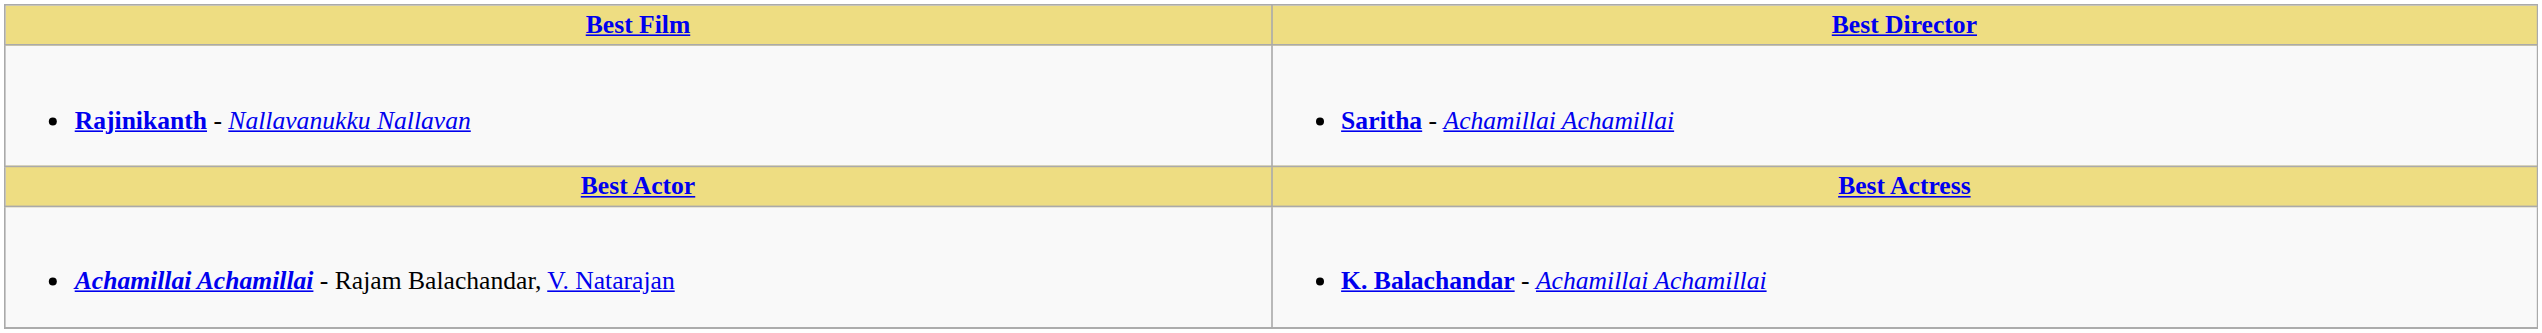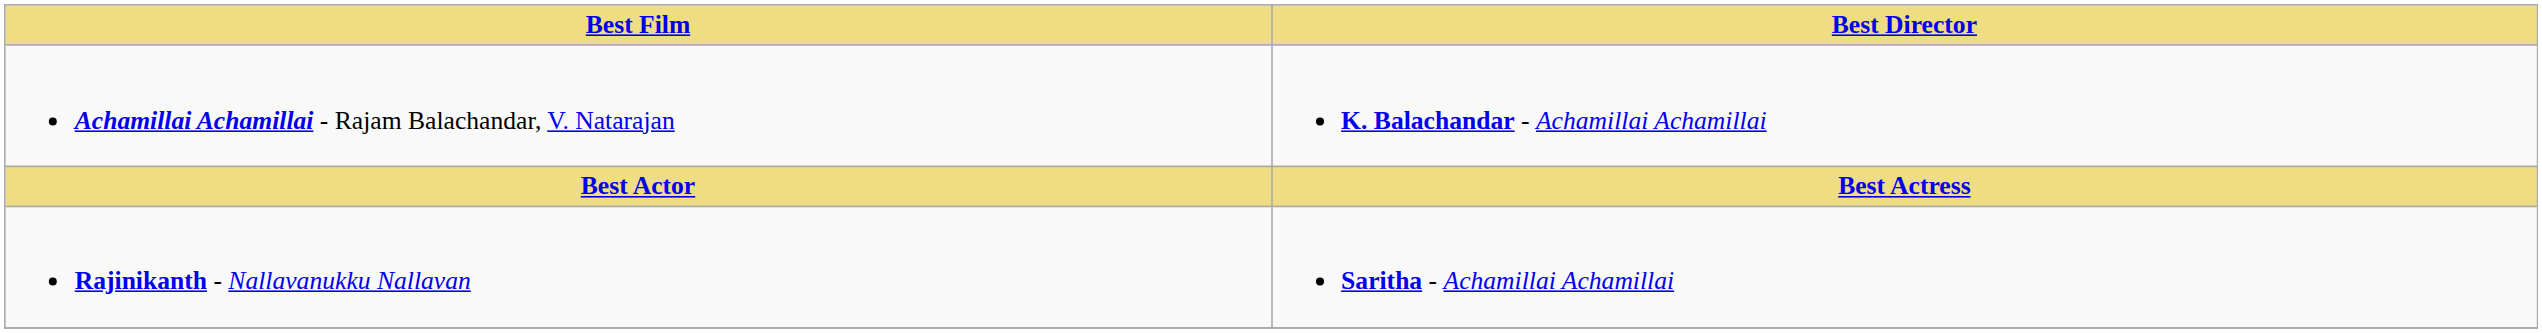rows swapped: (638, 281) <-> (638, 120)
